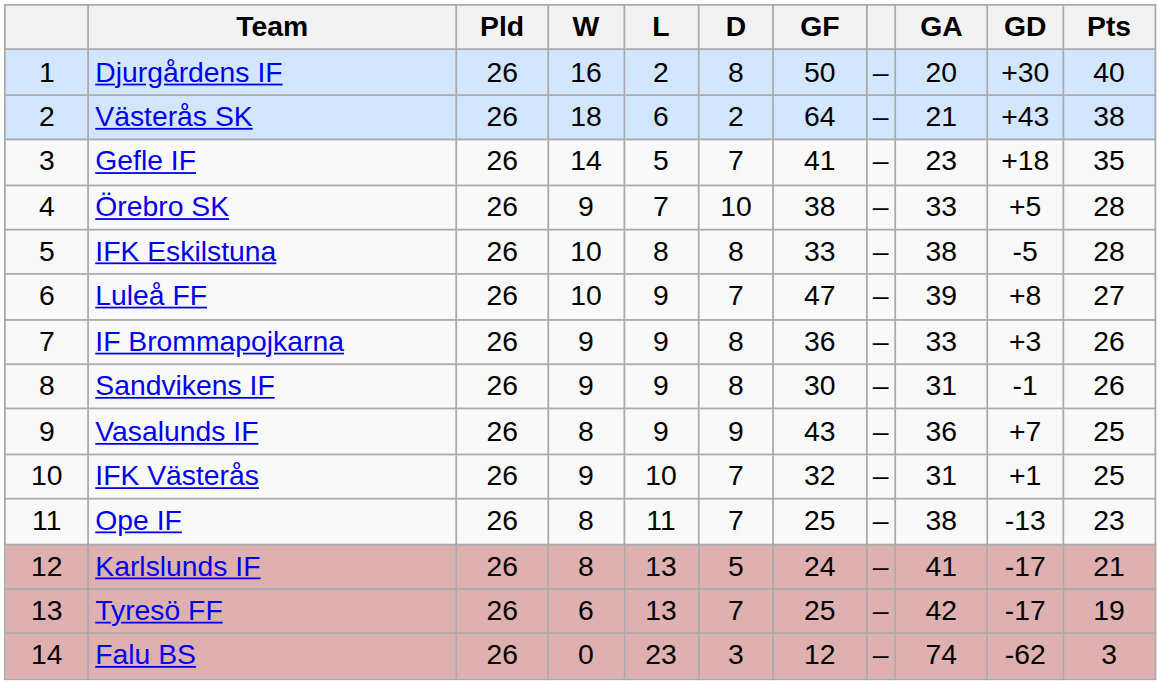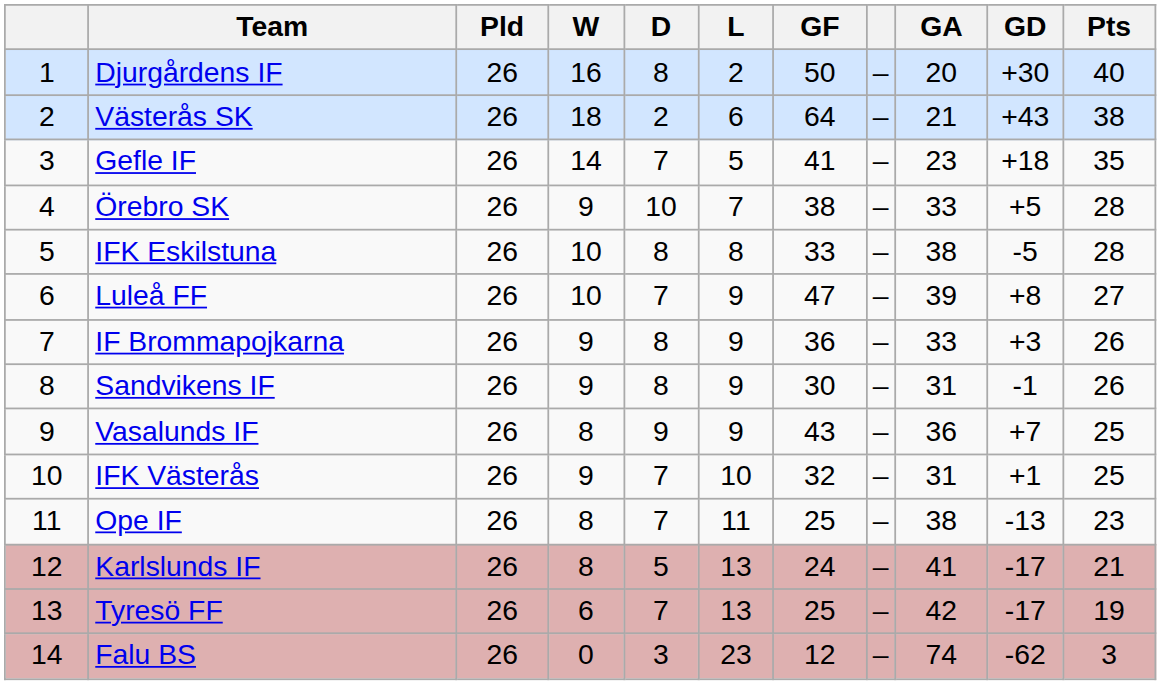columns swapped: (736, 26) <-> (661, 26)
